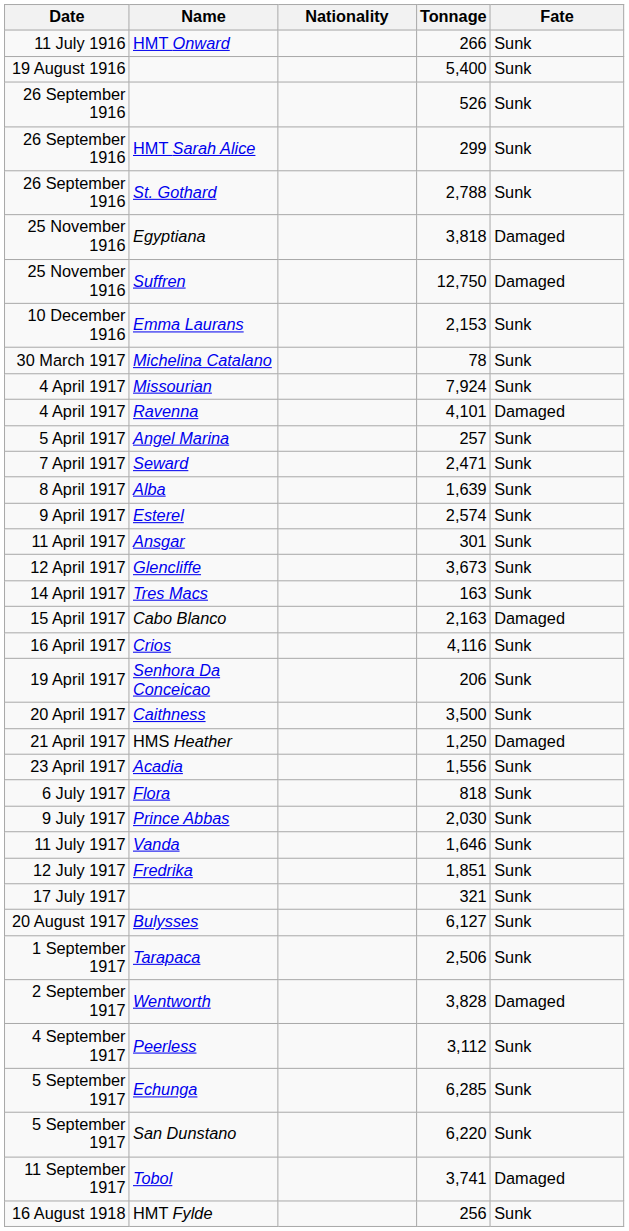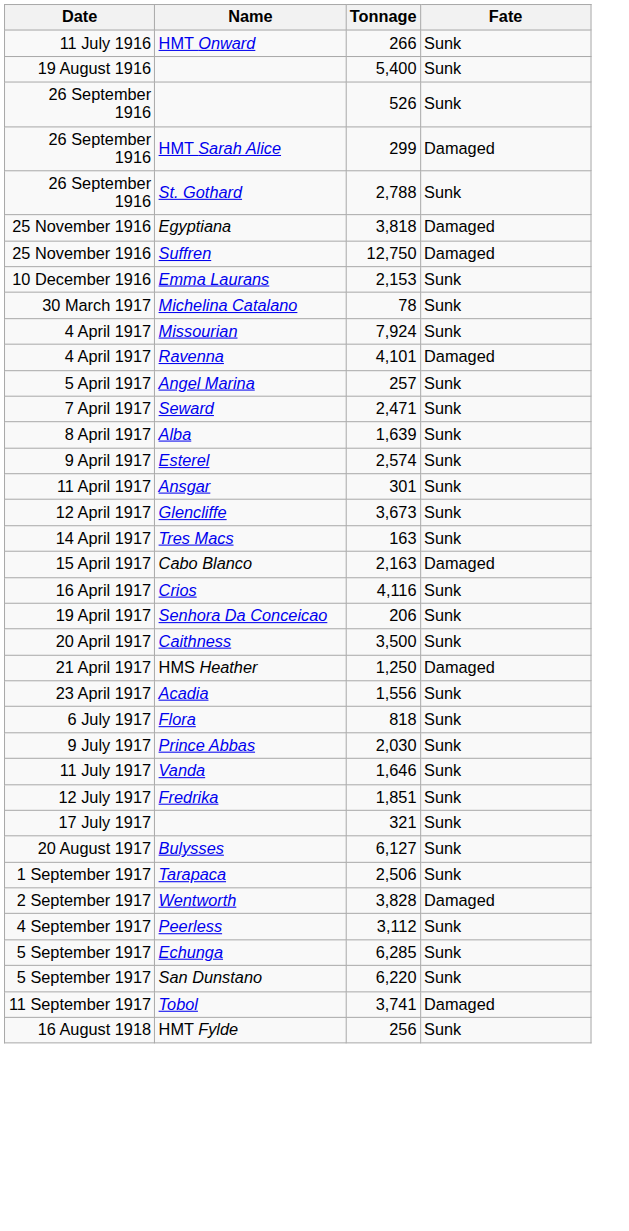- column: (347, 17)
(513, 148) Sunk -> (459, 148) Damaged
